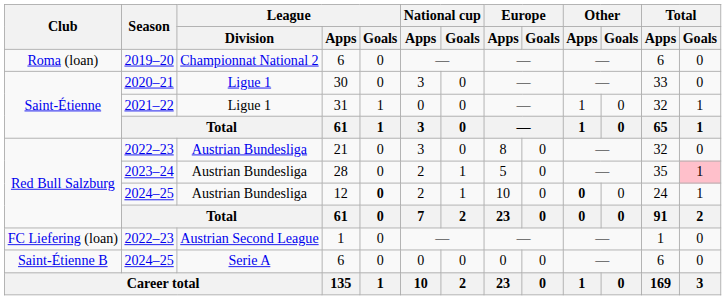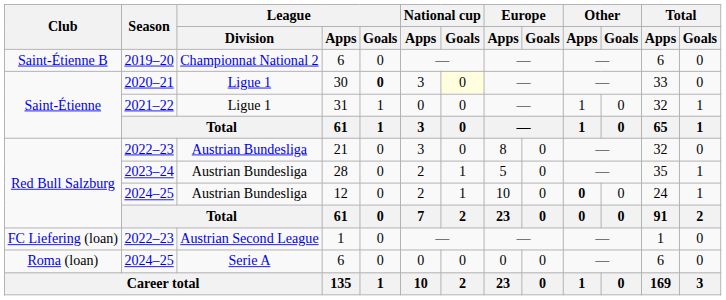(63, 60) Roma (loan) -> (63, 60) Saint-Étienne B
(380, 82) normal -> (380, 82) bold
(462, 82) no background -> (462, 82) lightyellow background
(700, 171) pink background -> (700, 171) no background
(380, 194) bold -> (380, 194) normal
(63, 261) Saint-Étienne B -> (63, 261) Roma (loan)
